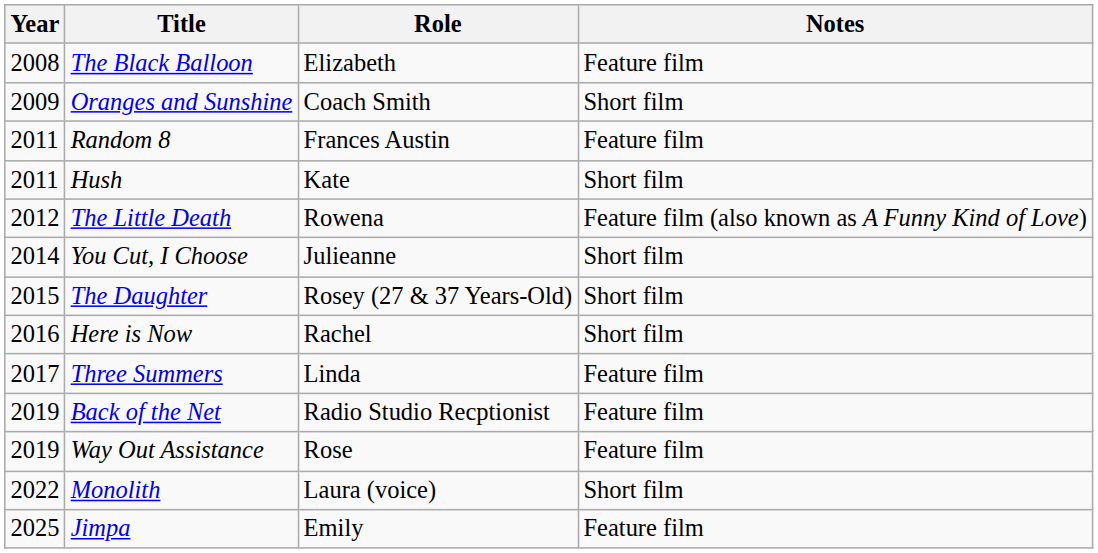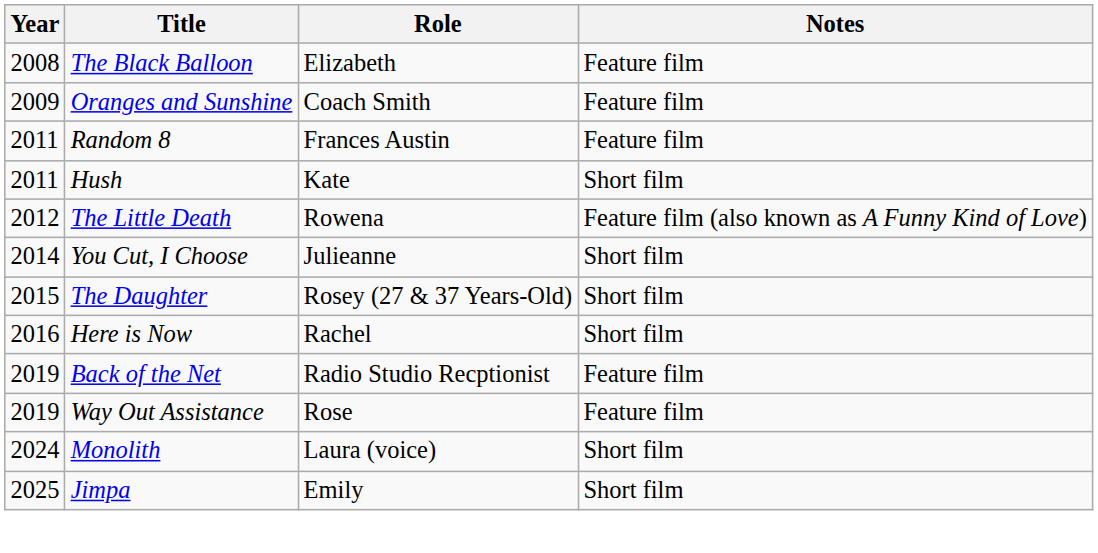(633, 101) Short film -> (644, 101) Feature film
- row: (147, 373)
(35, 489) 2022 -> (35, 450) 2024
(644, 528) Feature film -> (633, 489) Short film
